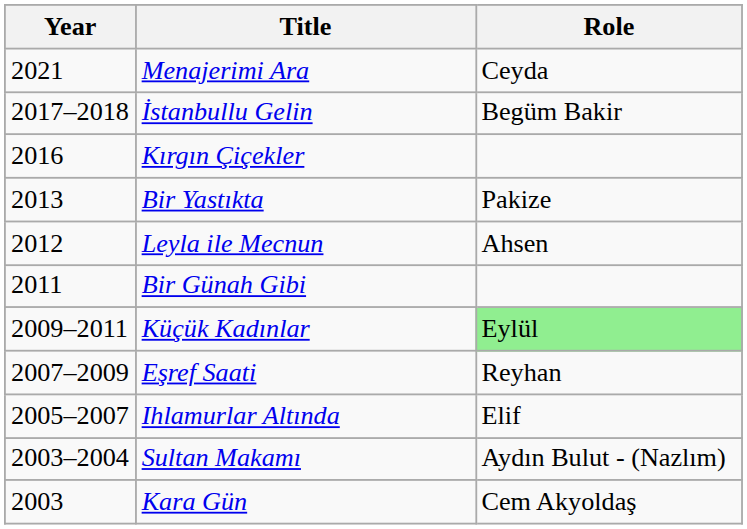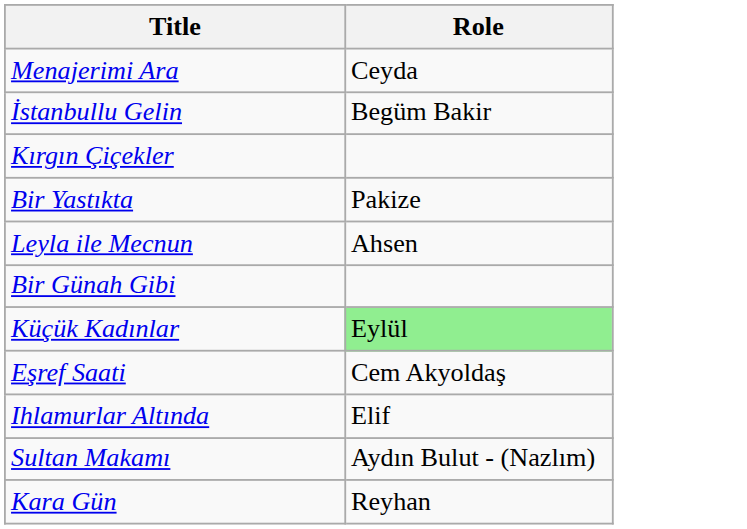- column: (70, 26)
(522, 372) Reyhan -> (428, 372) Cem Akyoldaş
(559, 501) Cem Akyoldaş -> (391, 501) Reyhan
